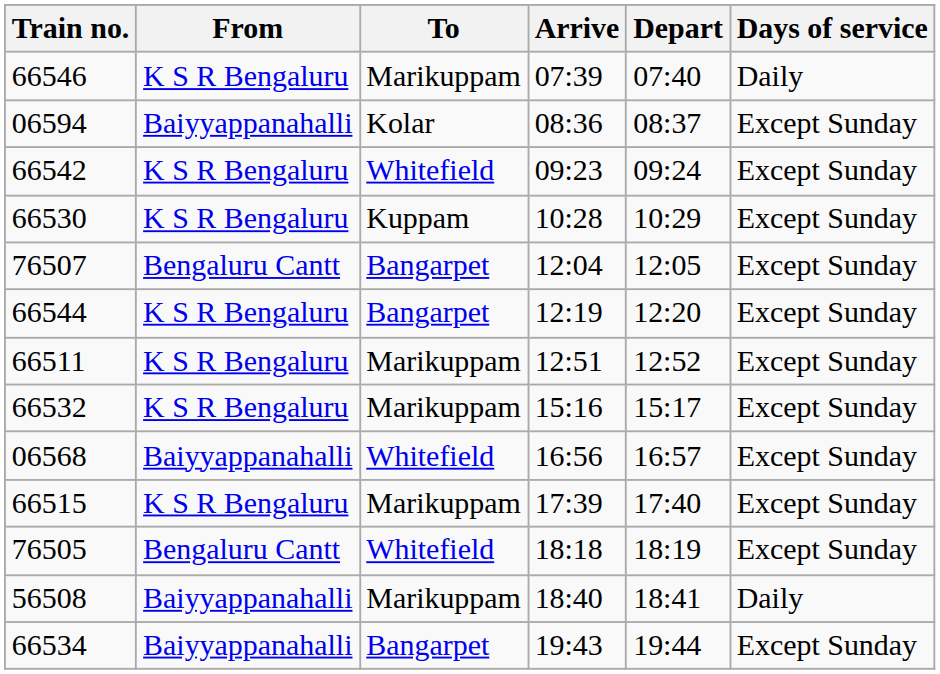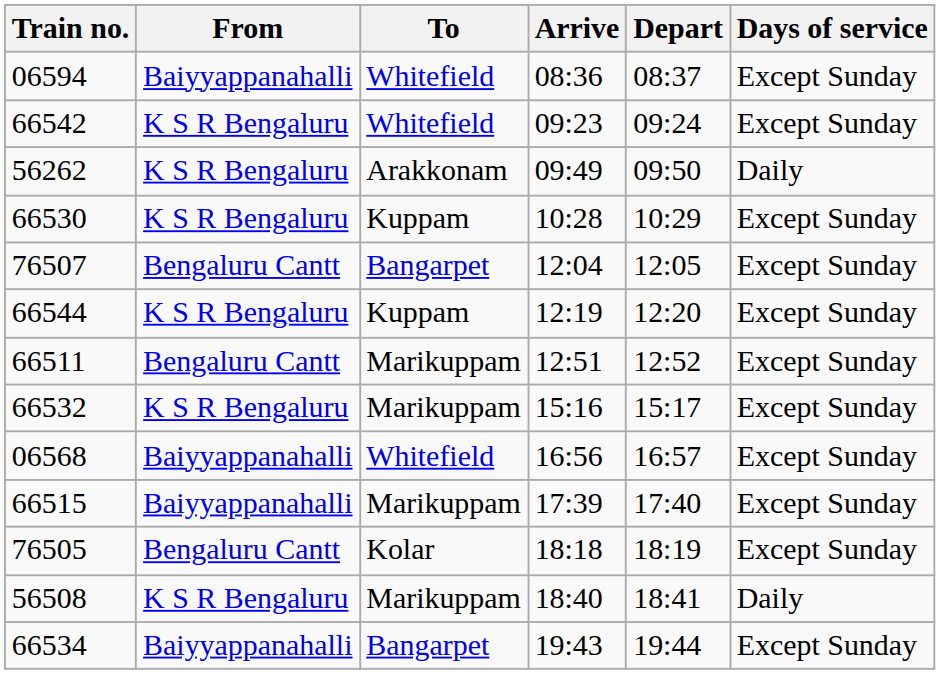- row: (49, 75)
(400, 123) Kolar -> (430, 75) Whitefield
+ row: (49, 170)
(428, 312) Bangarpet -> (418, 312) Kuppam
(246, 360) K S R Bengaluru -> (242, 360) Bengaluru Cantt
(246, 502) K S R Bengaluru -> (248, 502) Baiyyappanahalli
(430, 550) Whitefield -> (400, 550) Kolar
(248, 597) Baiyyappanahalli -> (246, 597) K S R Bengaluru
